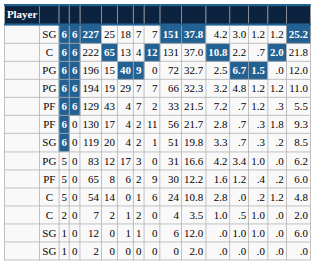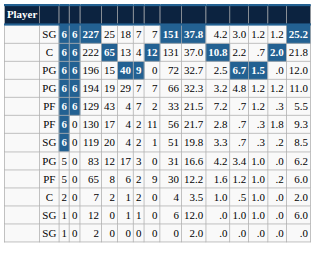(261, 178) .4 -> (258, 178) 1.0
- row: (49, 197)
